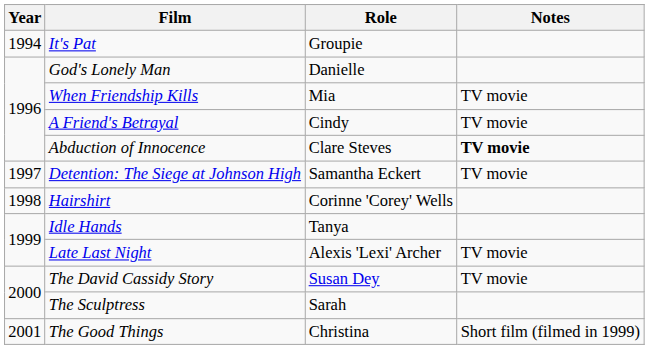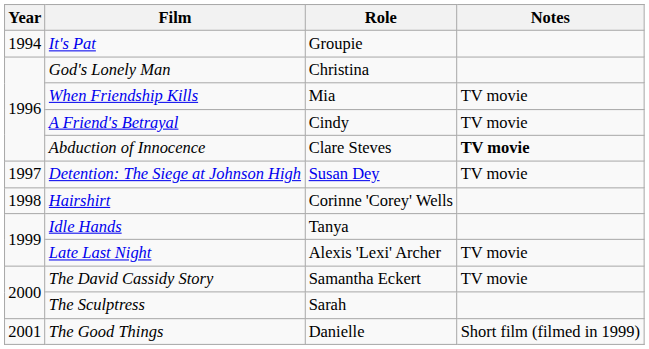(337, 69) Danielle -> (339, 69) Christina
(365, 174) Samantha Eckert -> (344, 174) Susan Dey
(344, 278) Susan Dey -> (365, 278) Samantha Eckert
(339, 331) Christina -> (337, 331) Danielle
